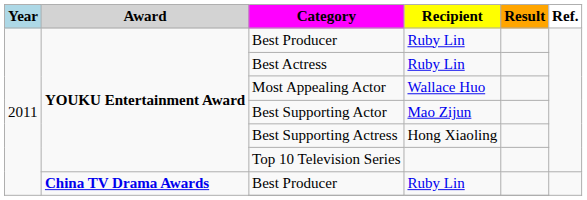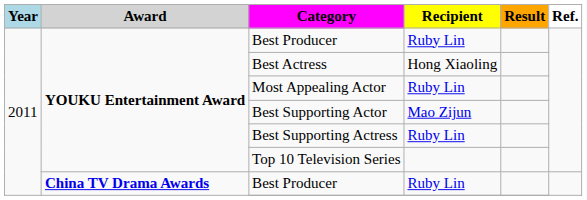(436, 64) Ruby Lin -> (452, 64) Hong Xiaoling
(446, 87) Wallace Huo -> (436, 87) Ruby Lin
(452, 135) Hong Xiaoling -> (436, 135) Ruby Lin
